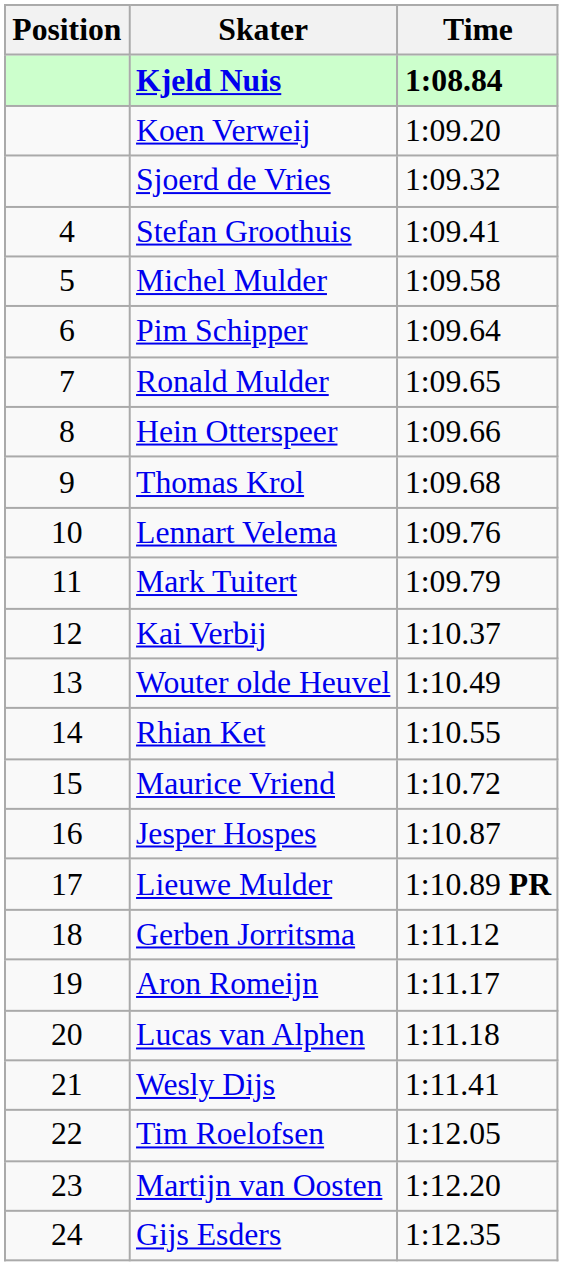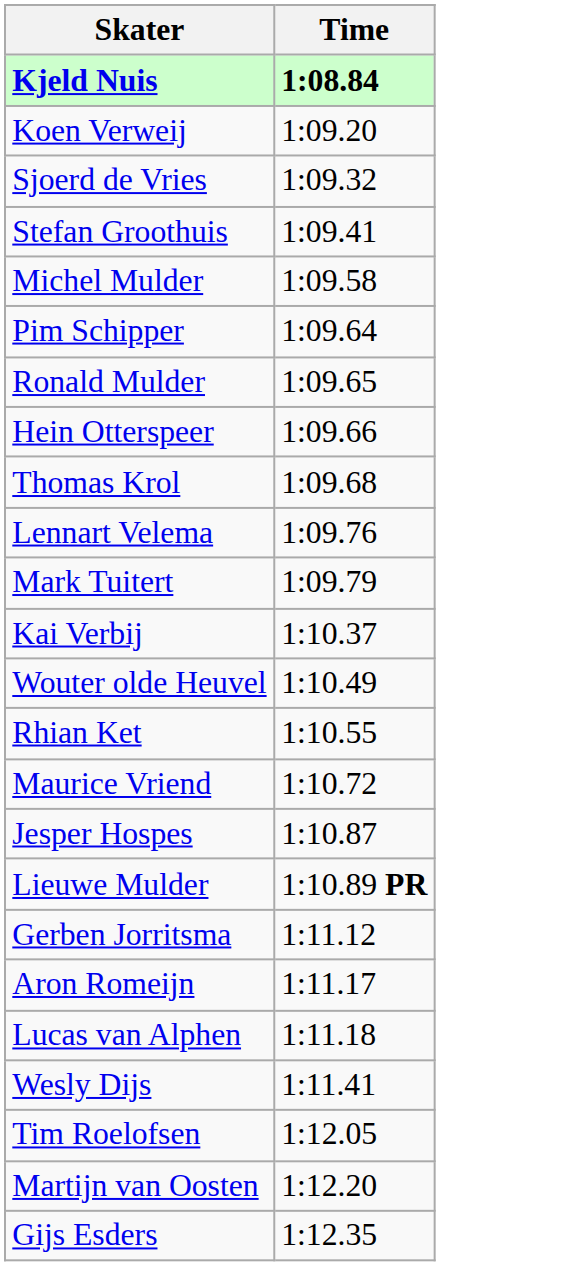- column: (67, 29)
